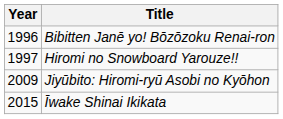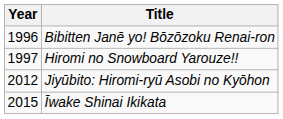(23, 80) 2009 -> (23, 80) 2012
